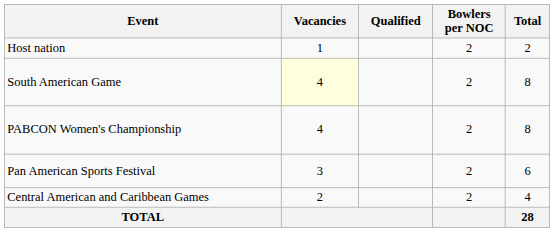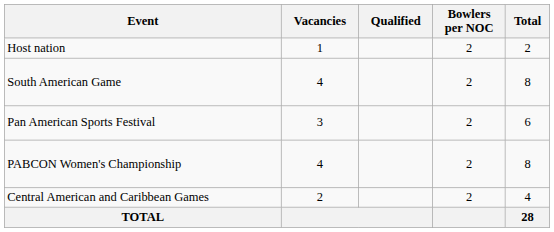(320, 82) lightyellow background -> (320, 82) no background
rows swapped: (81, 170) <-> (94, 129)
